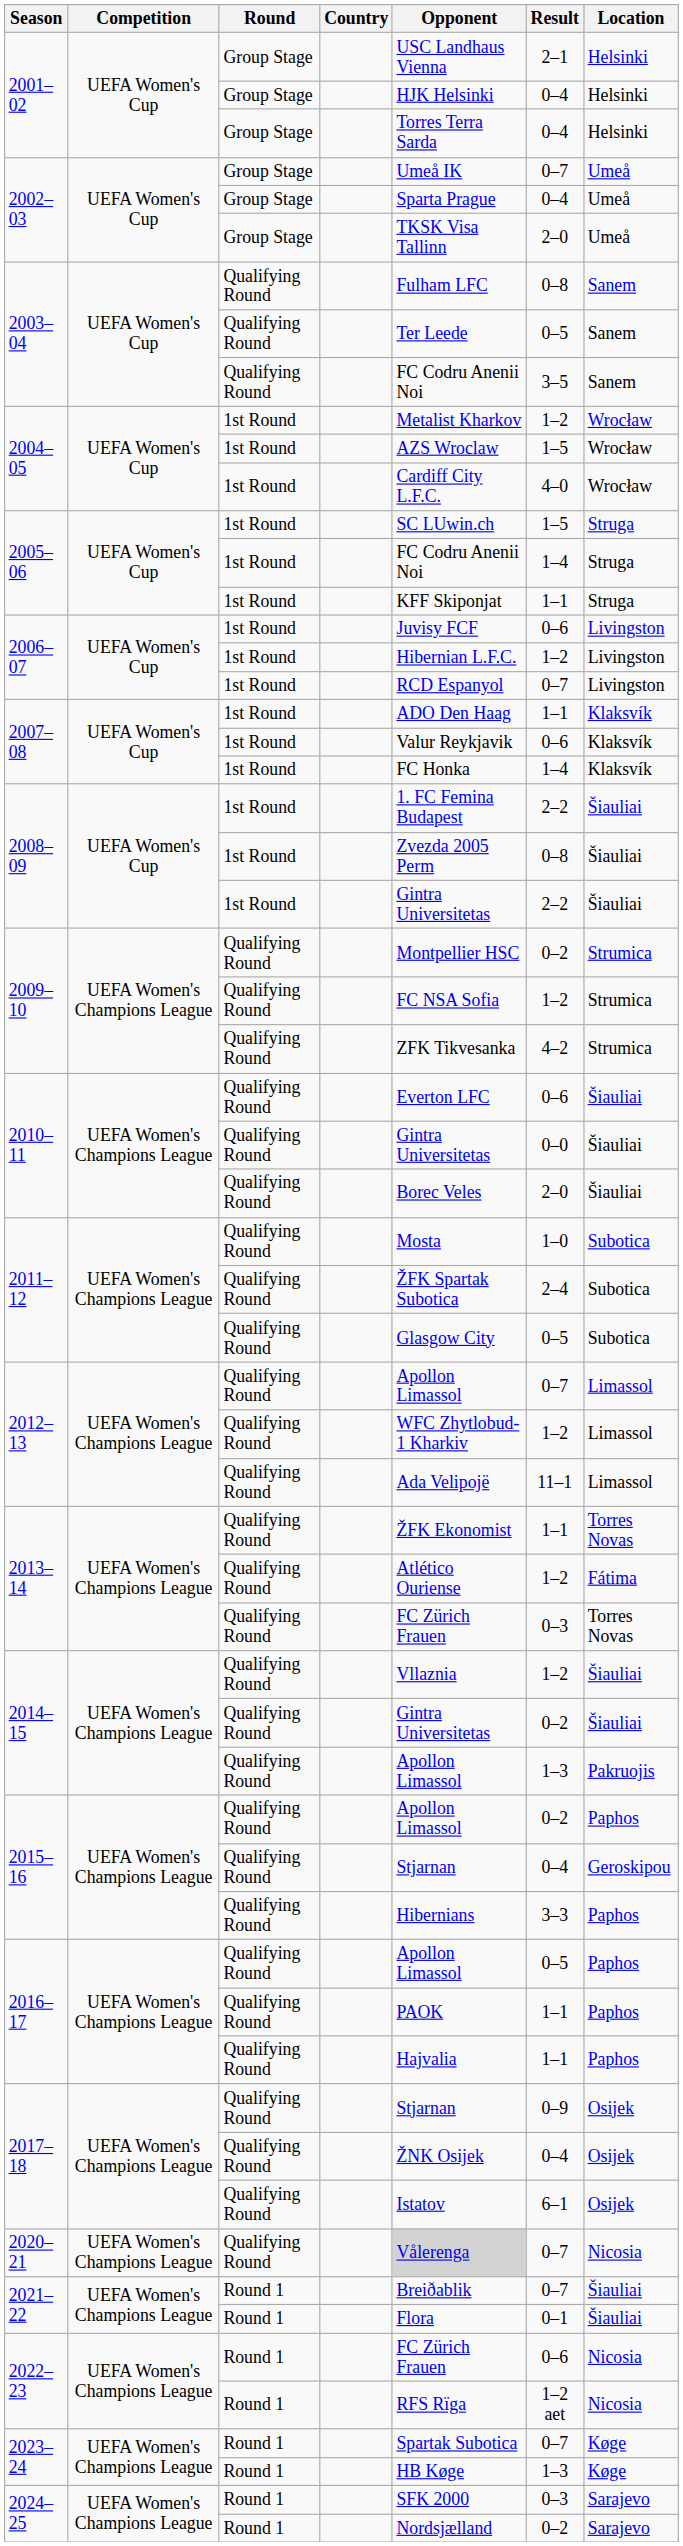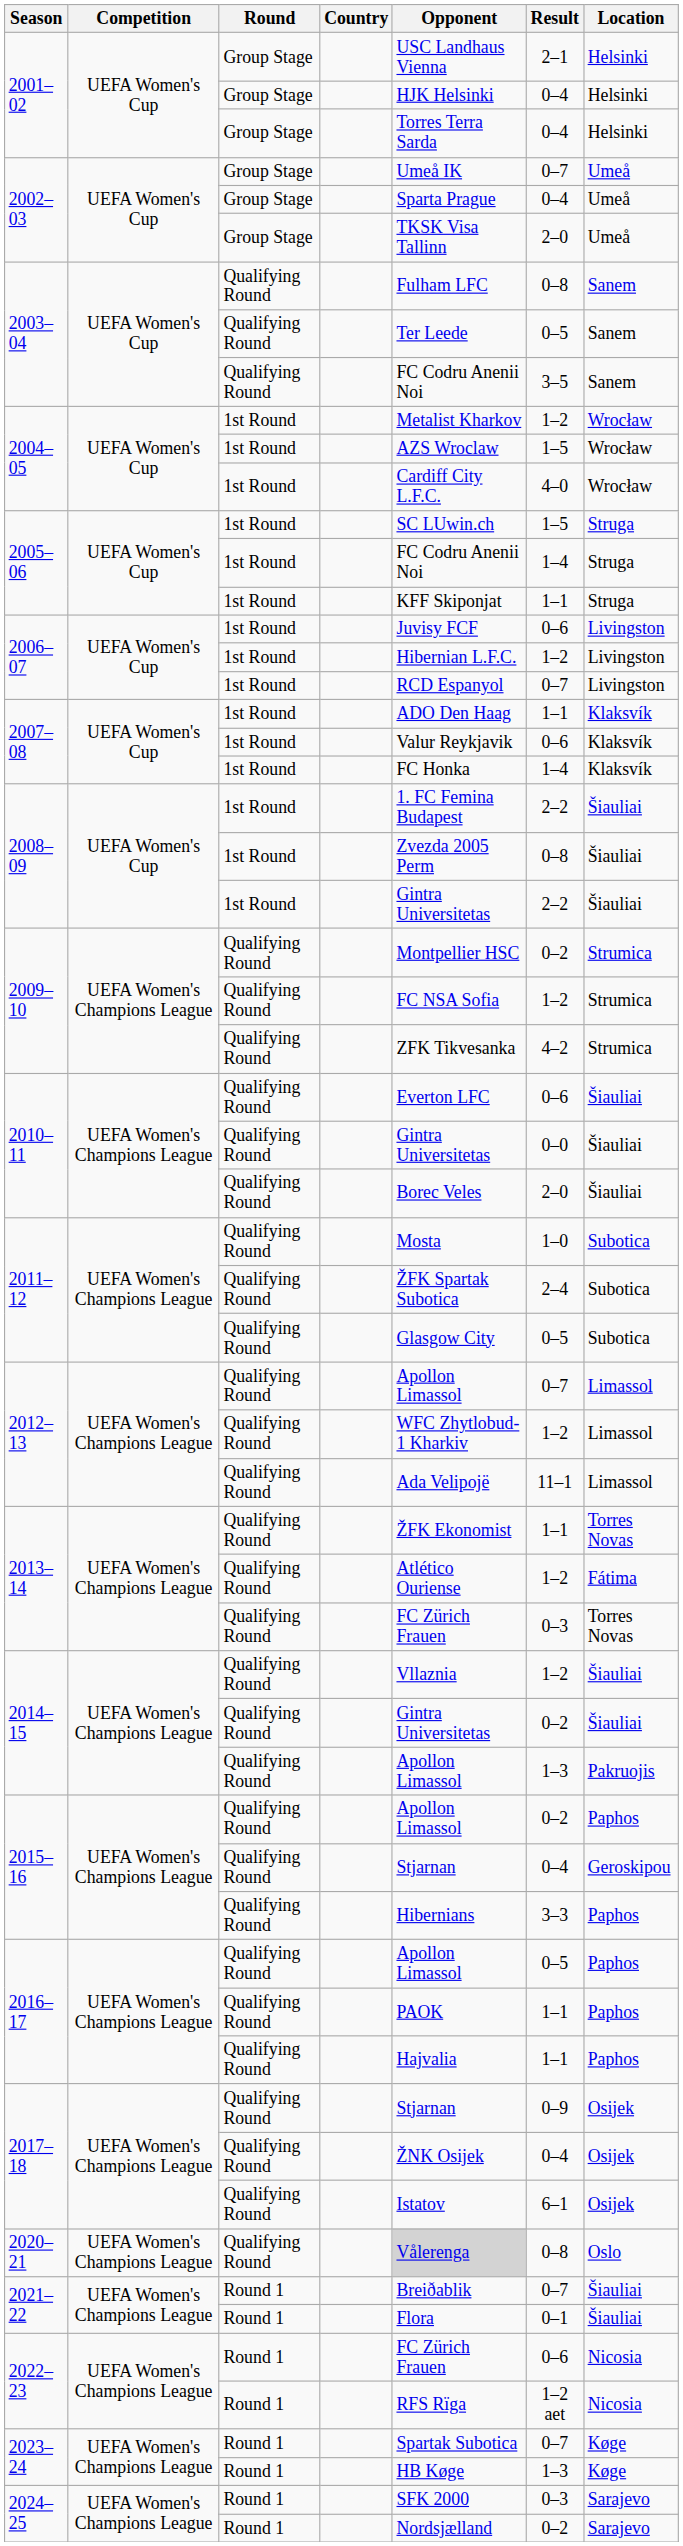(555, 2252) 0–7 -> (555, 2252) 0–8
(615, 2252) Nicosia -> (604, 2252) Oslo
